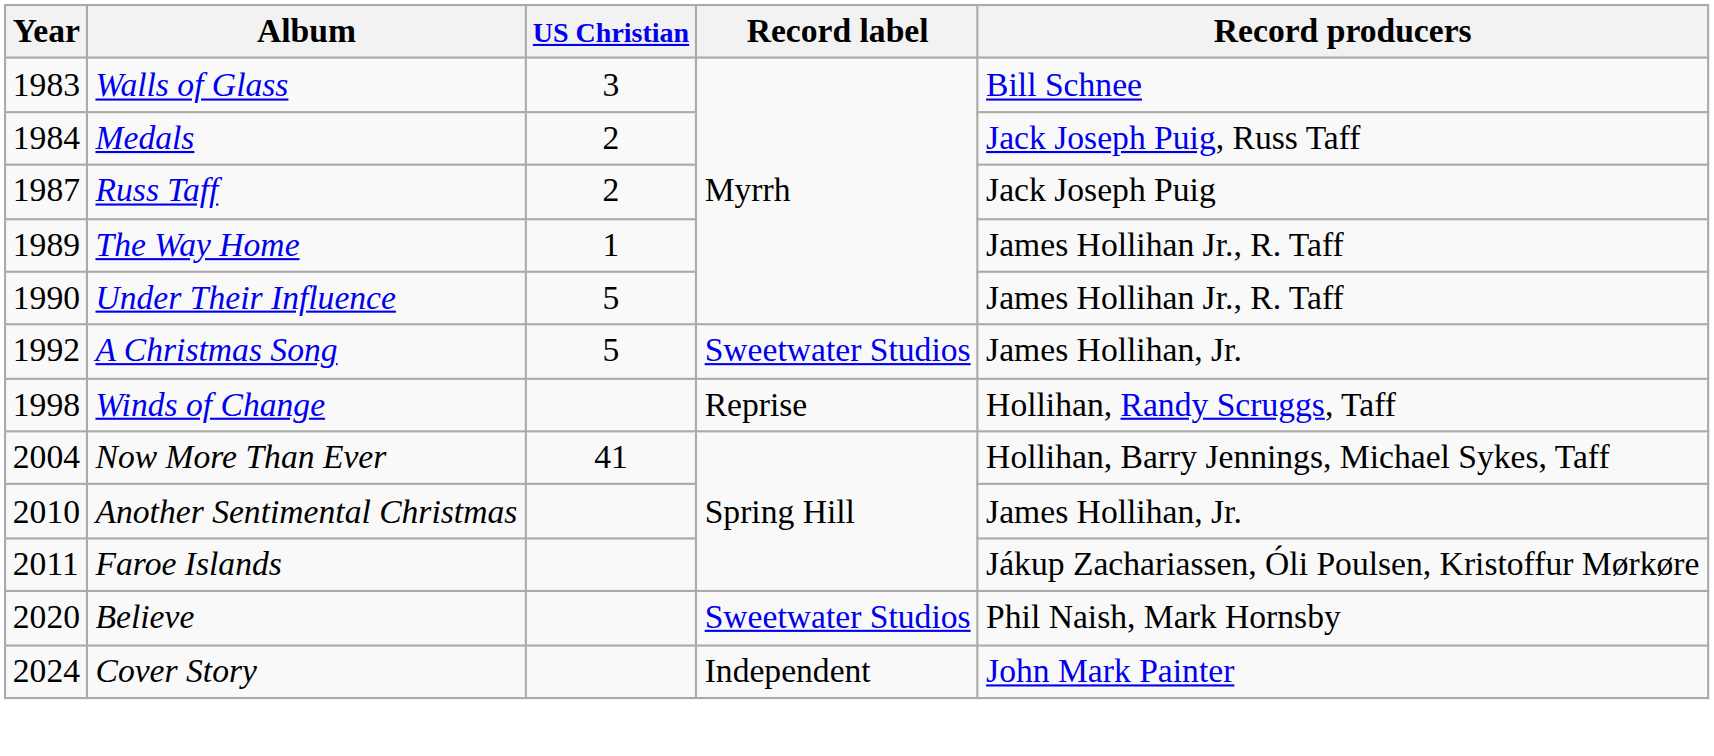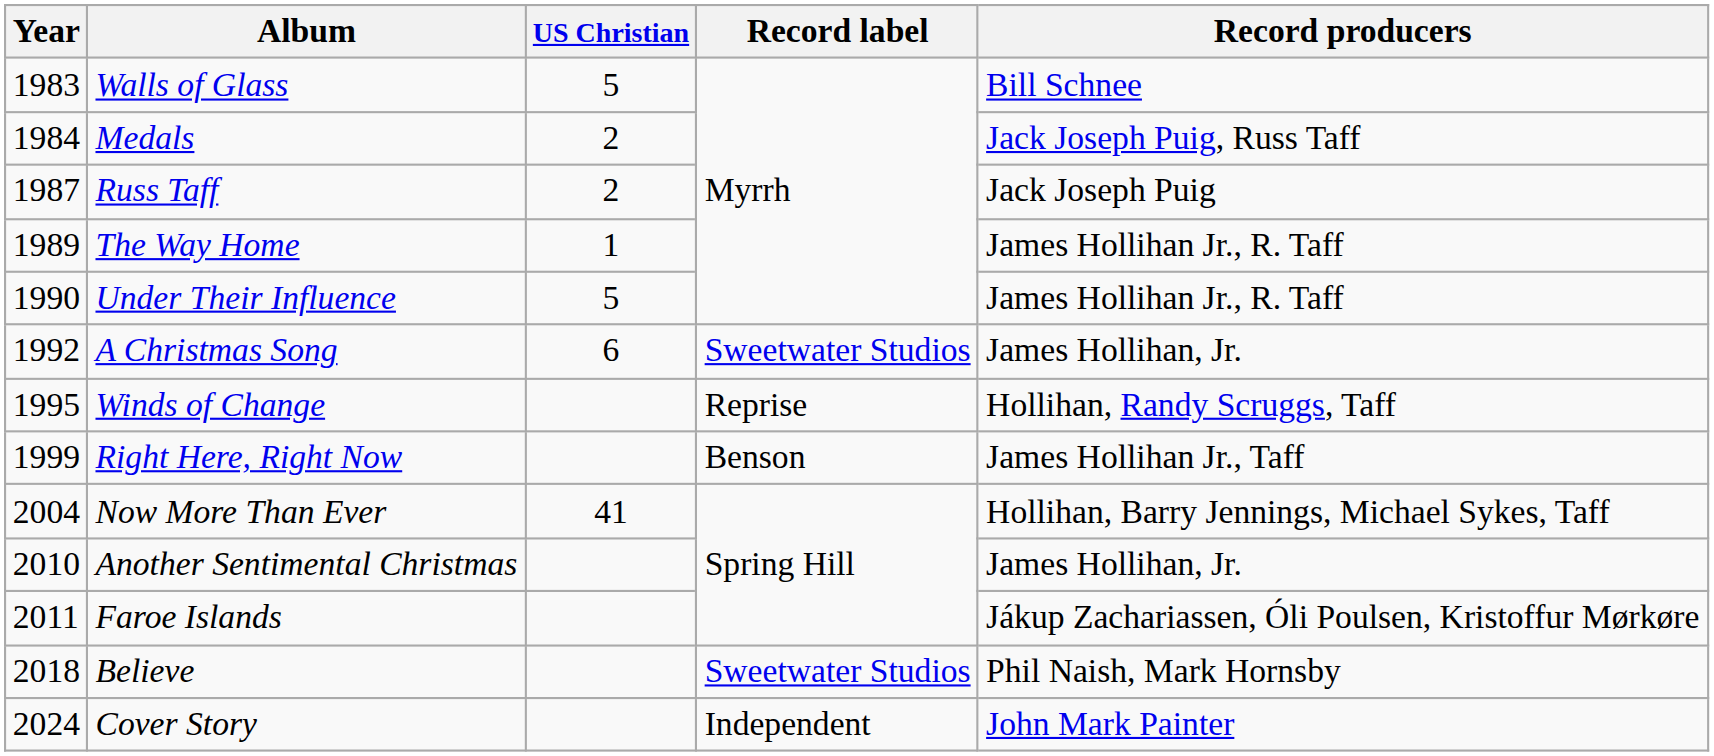(611, 84) 3 -> (611, 84) 5
(611, 350) 5 -> (611, 350) 6
(46, 404) 1998 -> (46, 404) 1995
+ row: (249, 457)
(46, 617) 2020 -> (46, 670) 2018
